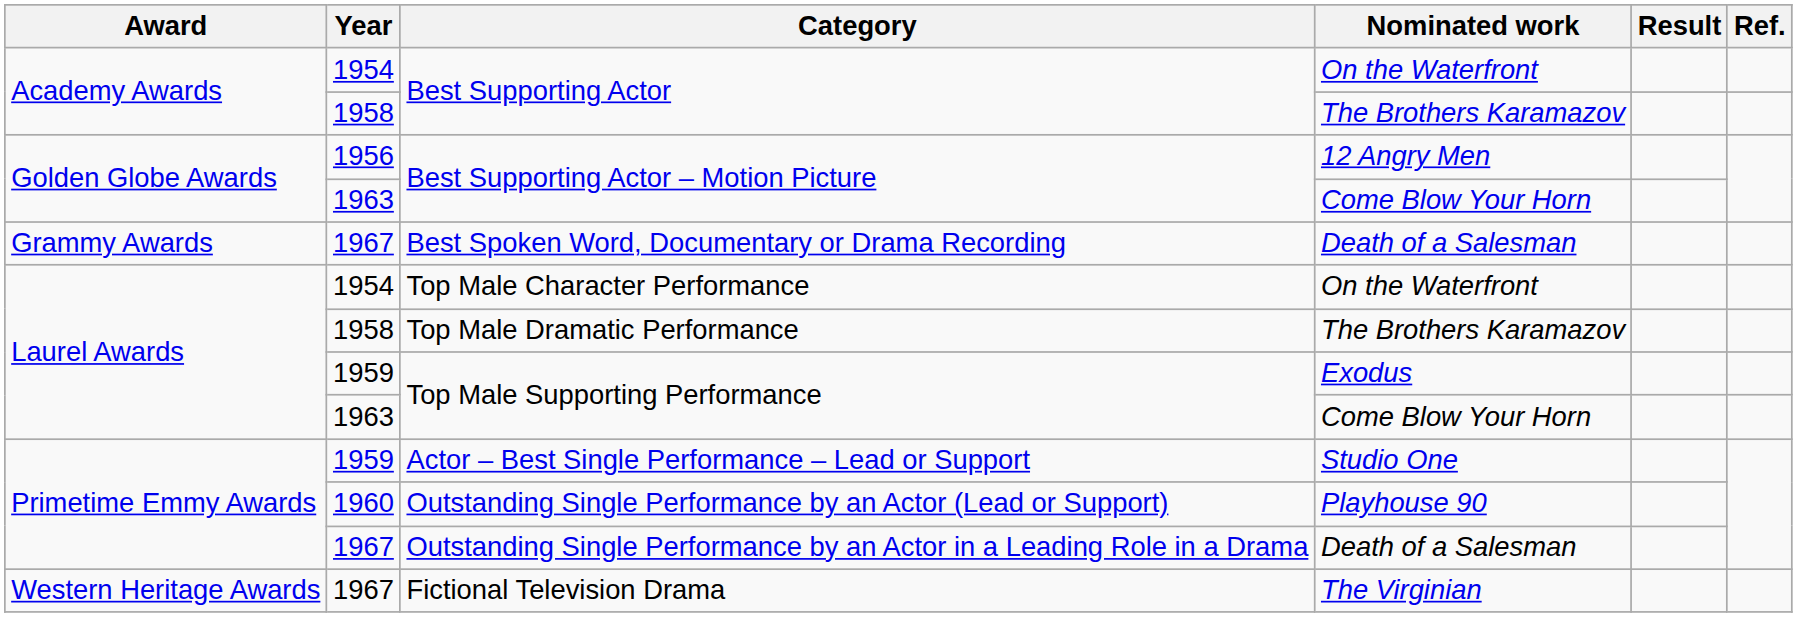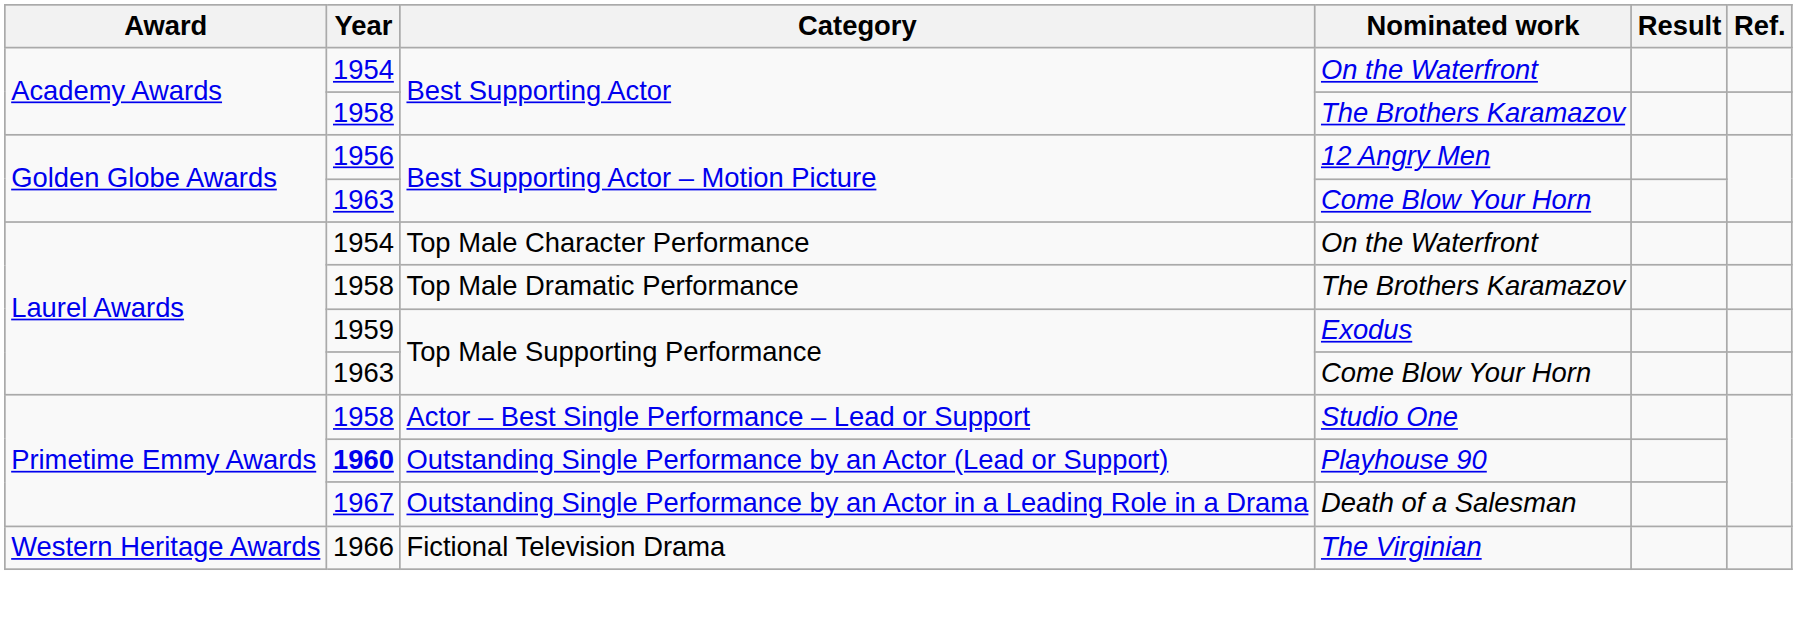- row: (736, 243)
(363, 460) 1959 -> (363, 416) 1958
(363, 503) normal -> (363, 460) bold
(363, 590) 1967 -> (363, 546) 1966
